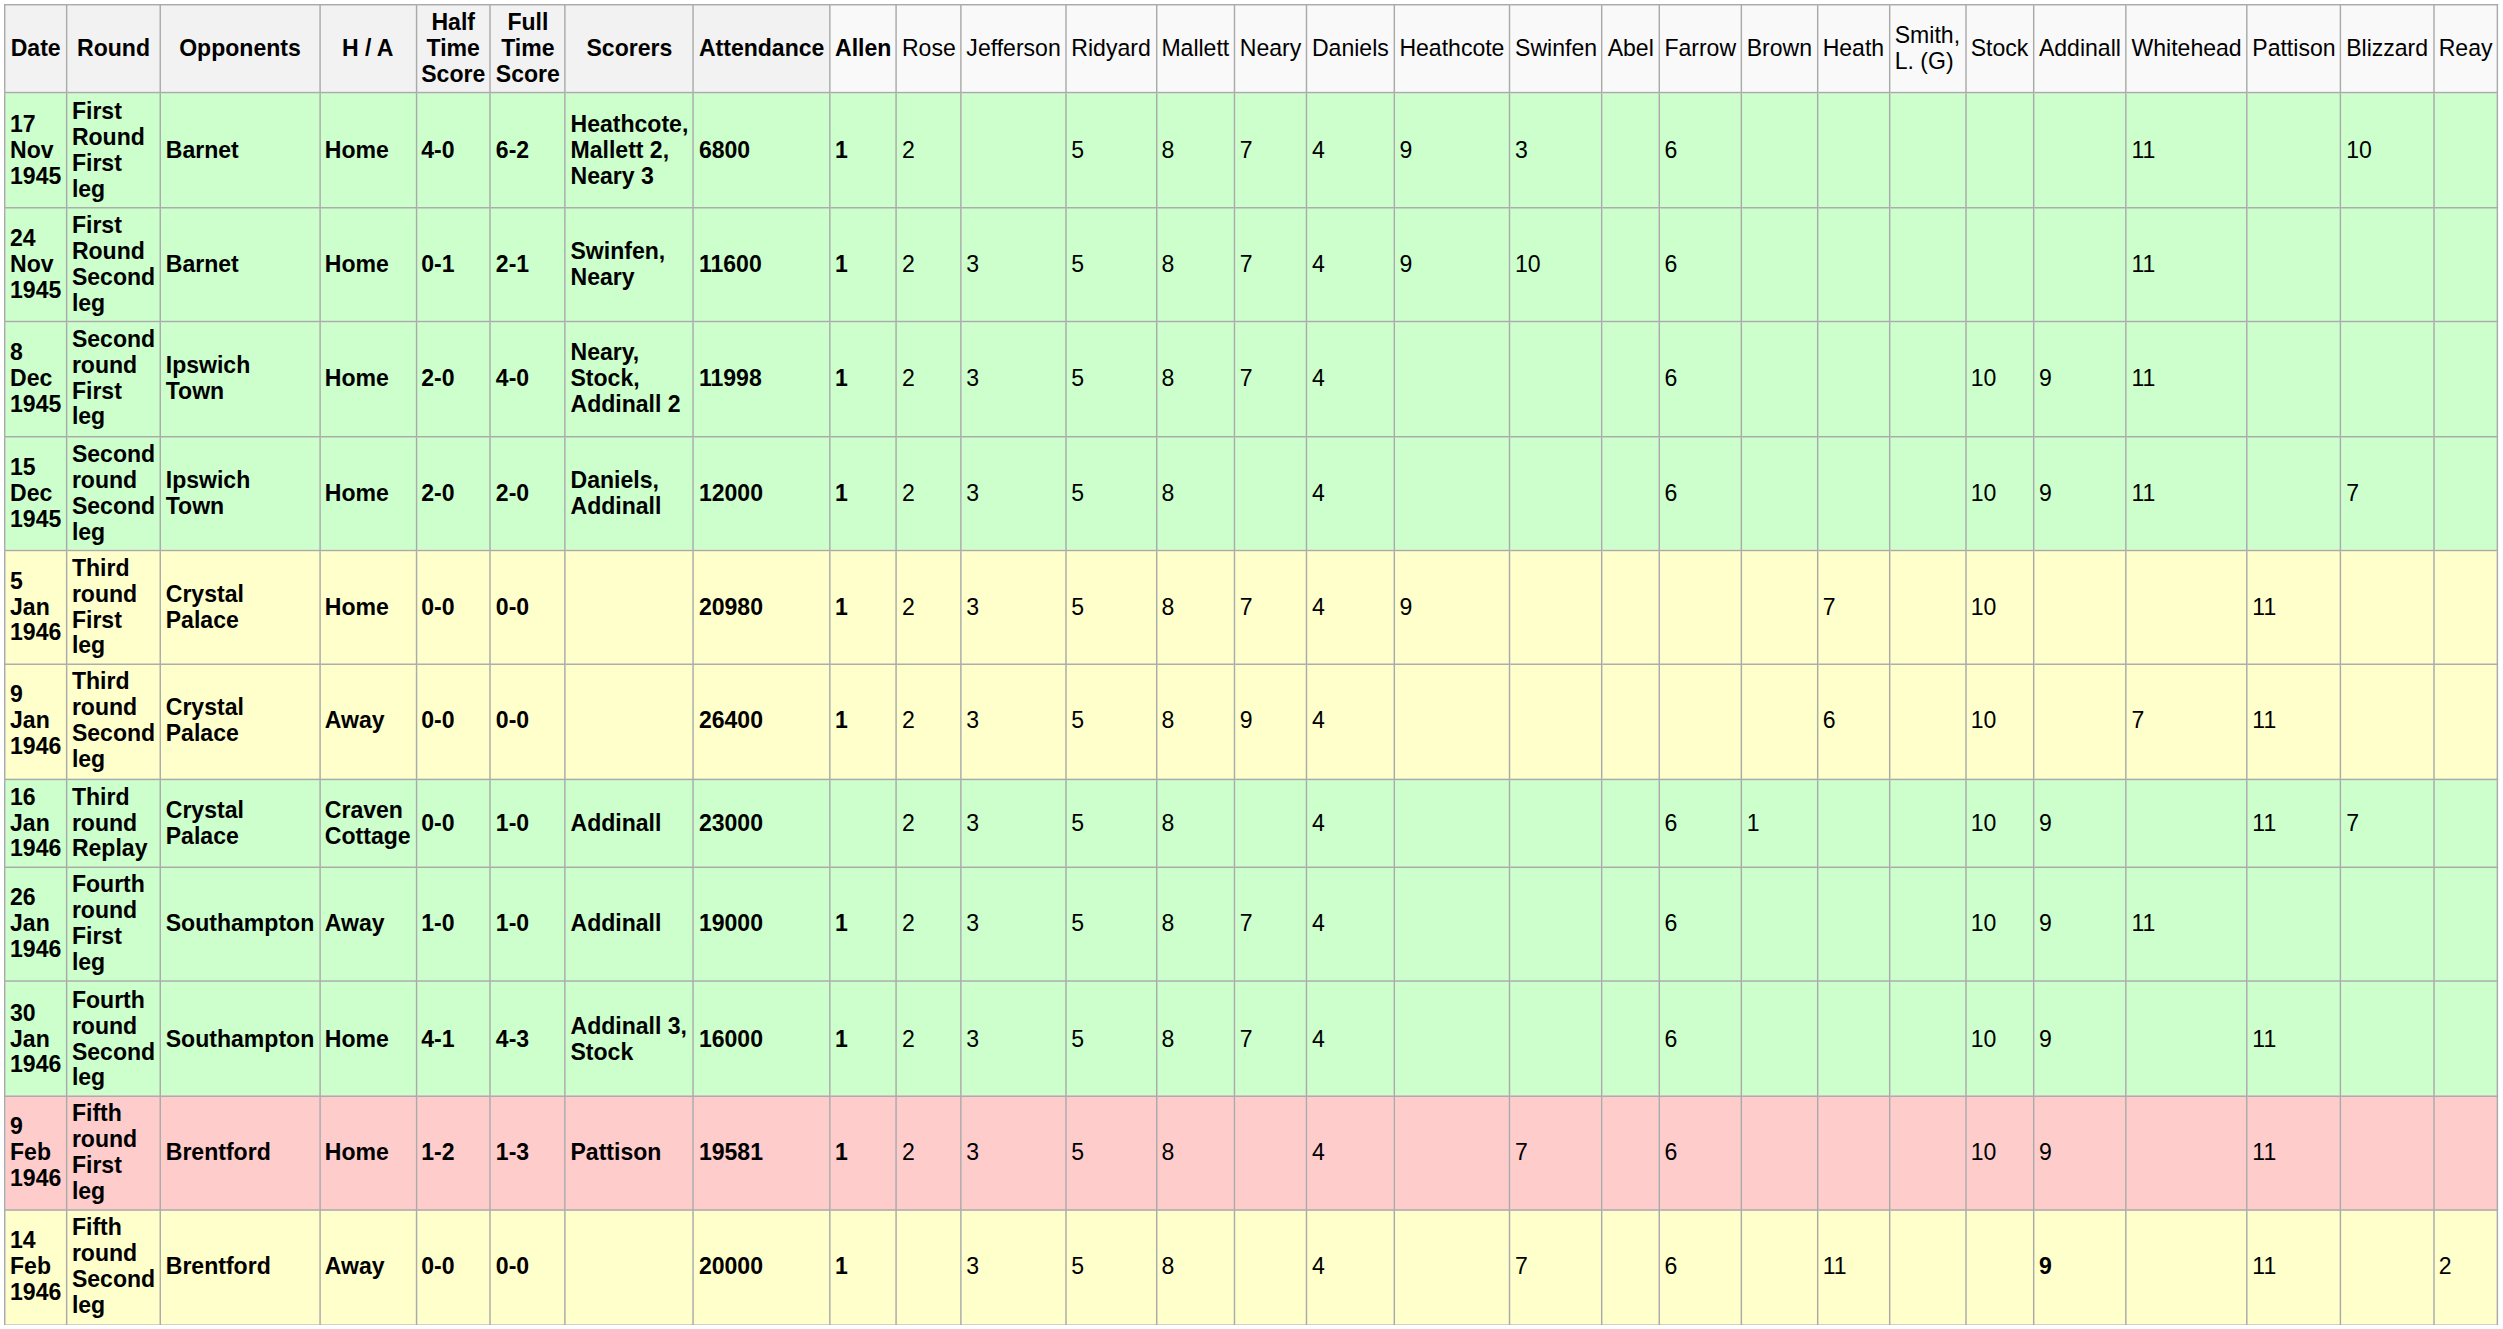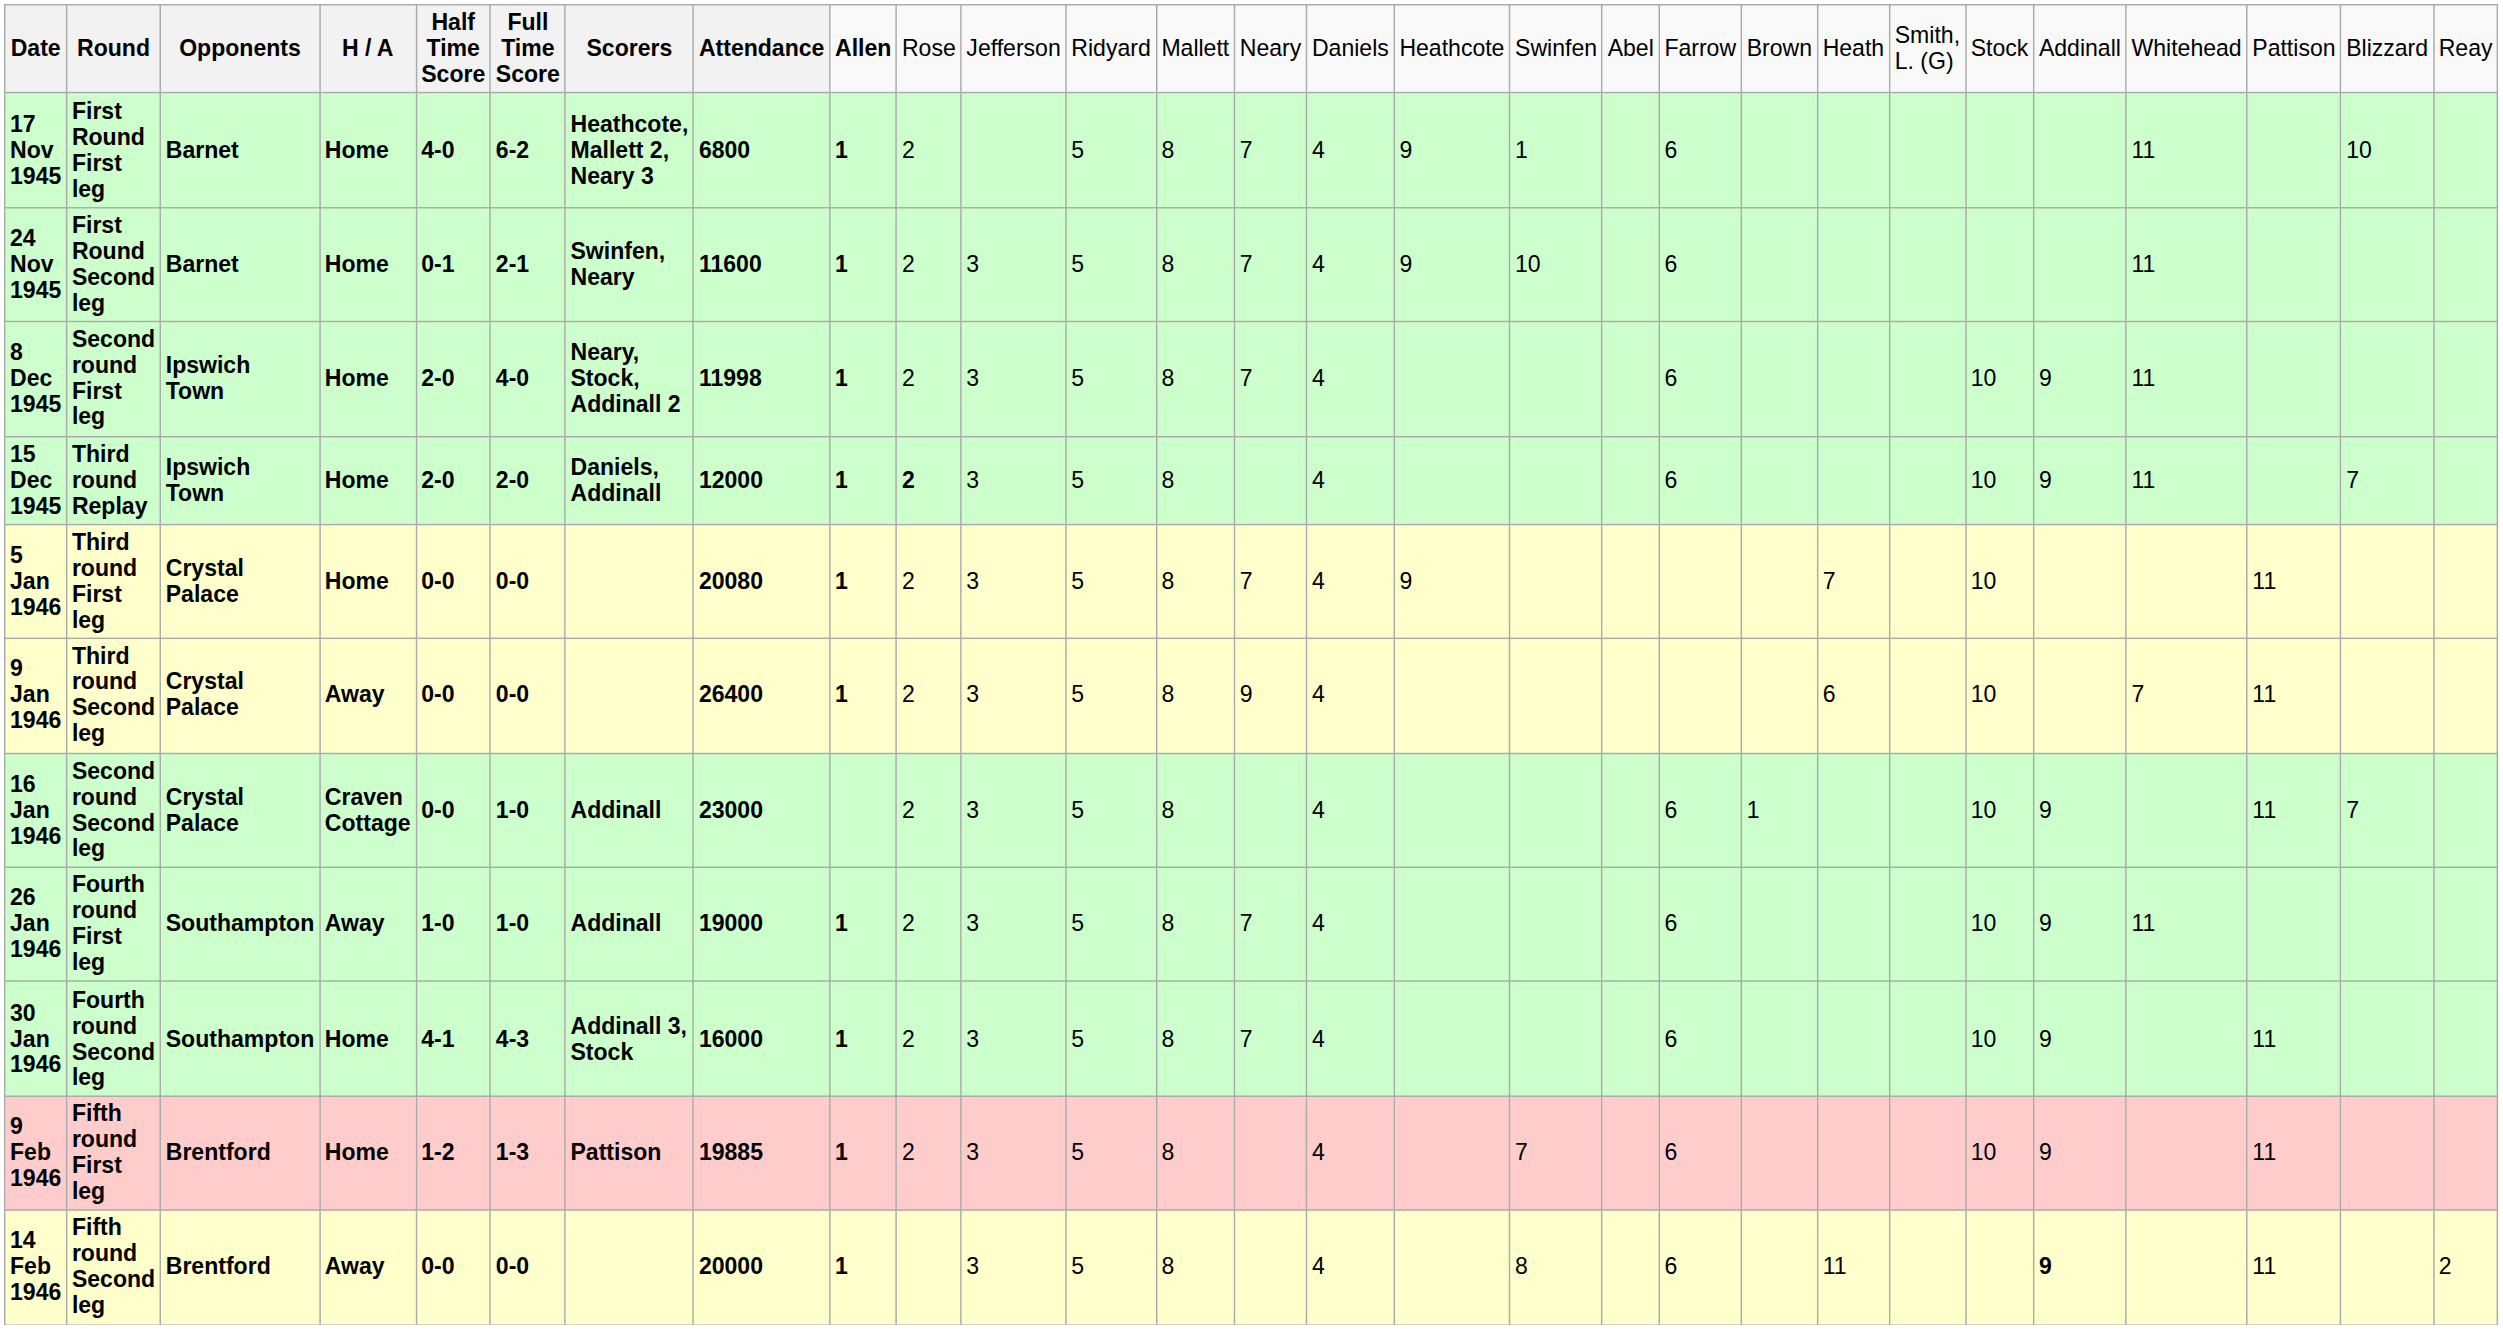(1521, 150) 3 -> (1521, 150) 1
(114, 492) Second round Second leg -> (110, 479) Third round Replay
(908, 492) normal -> (908, 479) bold
(731, 607) 20980 -> (731, 581) 20080
(110, 822) Third round Replay -> (114, 809) Second round Second leg
(731, 1152) 19581 -> (731, 1152) 19885
(1521, 1267) 7 -> (1521, 1267) 8
